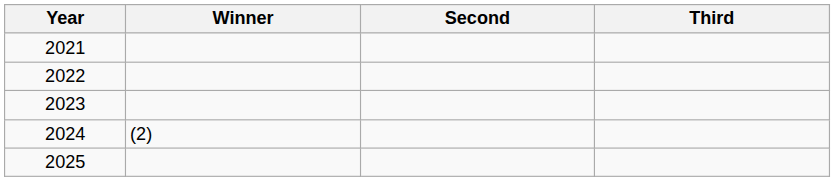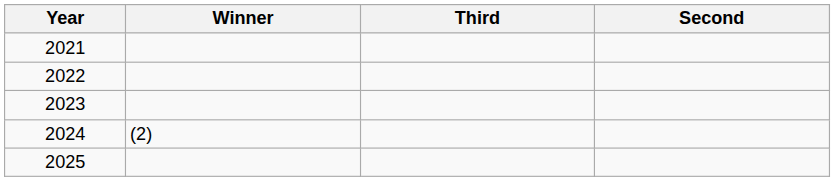columns swapped: (477, 18) <-> (712, 18)
